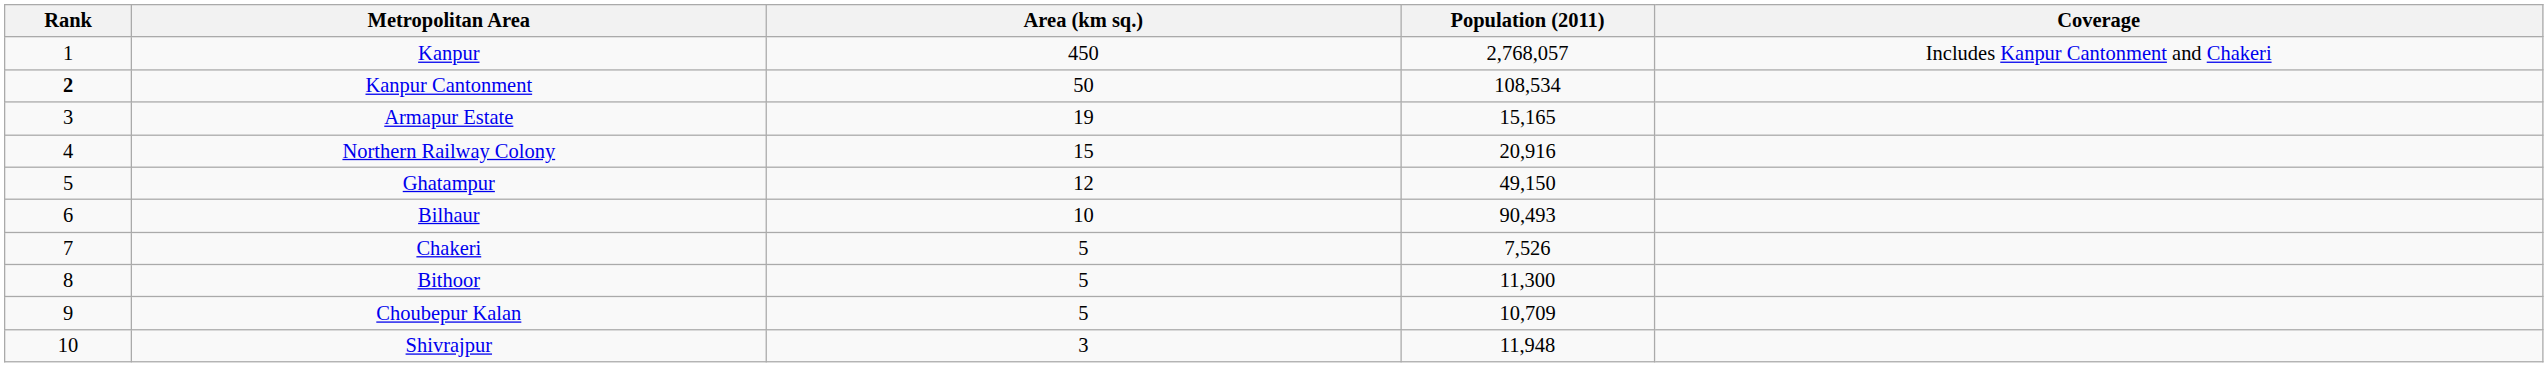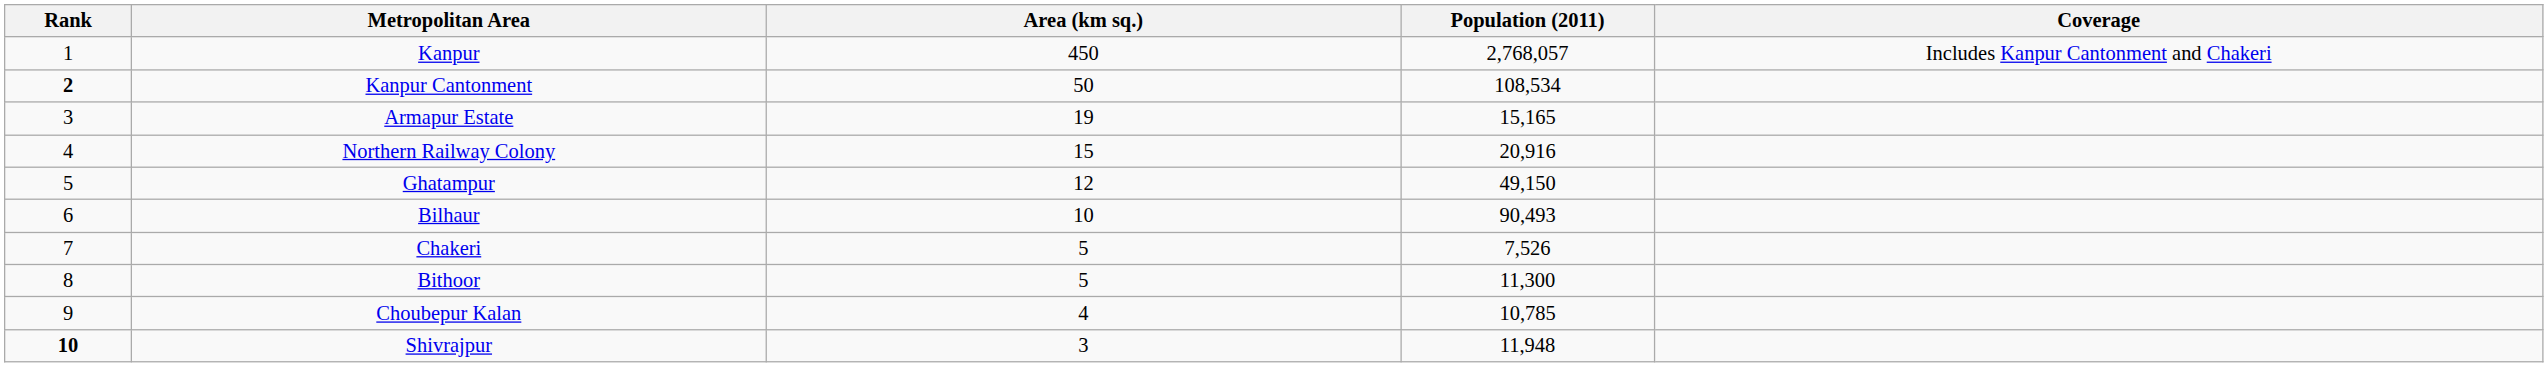(1083, 313) 5 -> (1083, 313) 4
(1528, 313) 10,709 -> (1528, 313) 10,785
(68, 345) normal -> (68, 345) bold
